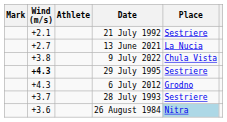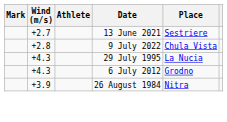- row: (132, 33)
(184, 46) La Nucia -> (186, 33) Sestriere
(41, 59) +3.8 -> (41, 46) +2.8
(41, 72) bold -> (41, 59) normal
(186, 72) Sestriere -> (184, 59) La Nucia
- row: (132, 97)
(41, 110) +3.6 -> (41, 85) +3.9
(176, 110) lightblue background -> (176, 85) no background
